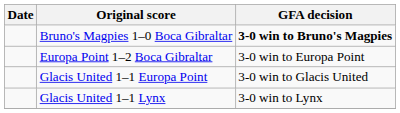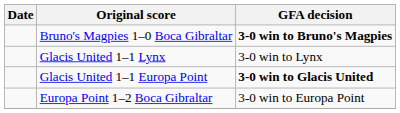rows swapped: (103, 98) <-> (126, 56)
(303, 77) normal -> (306, 77) bold
